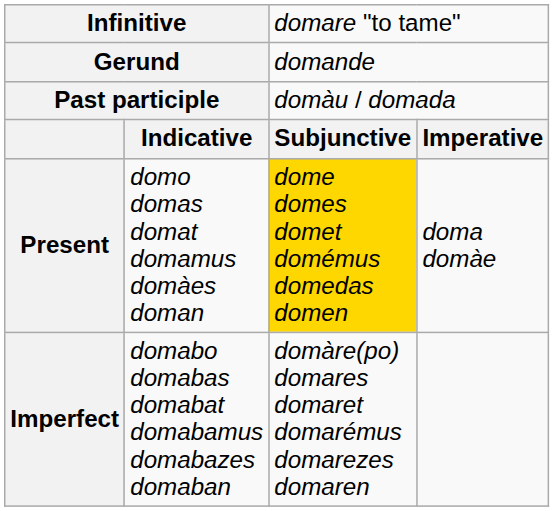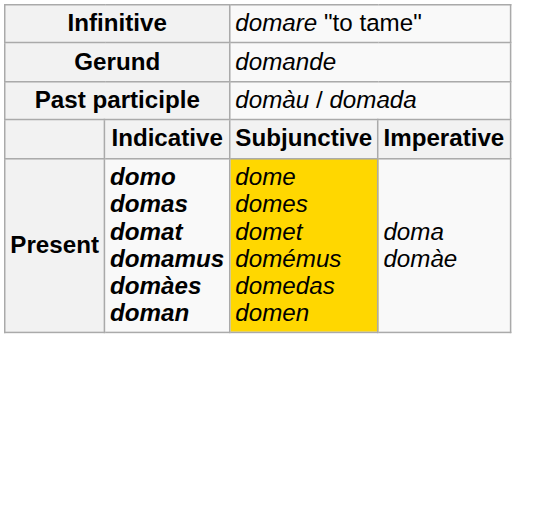(183, 244) normal -> (167, 244) bold
- row: (65, 419)
